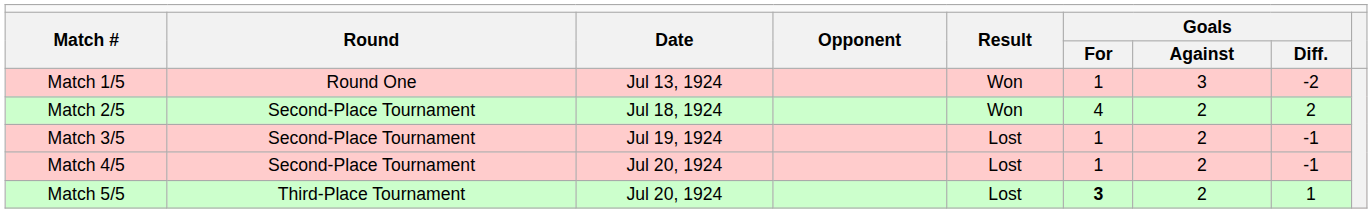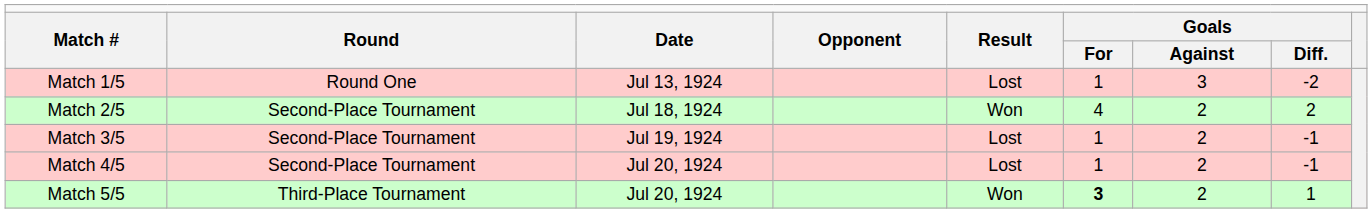(1005, 82) Won -> (1005, 82) Lost
(1005, 194) Lost -> (1005, 194) Won
